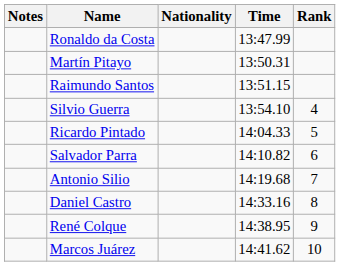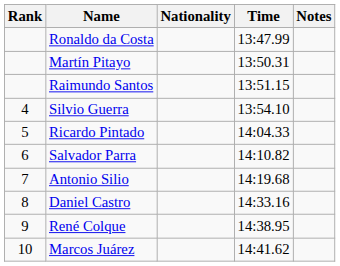columns swapped: (314, 16) <-> (25, 16)
